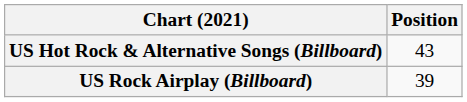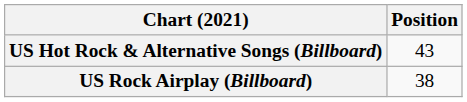(425, 81) 39 -> (425, 81) 38
